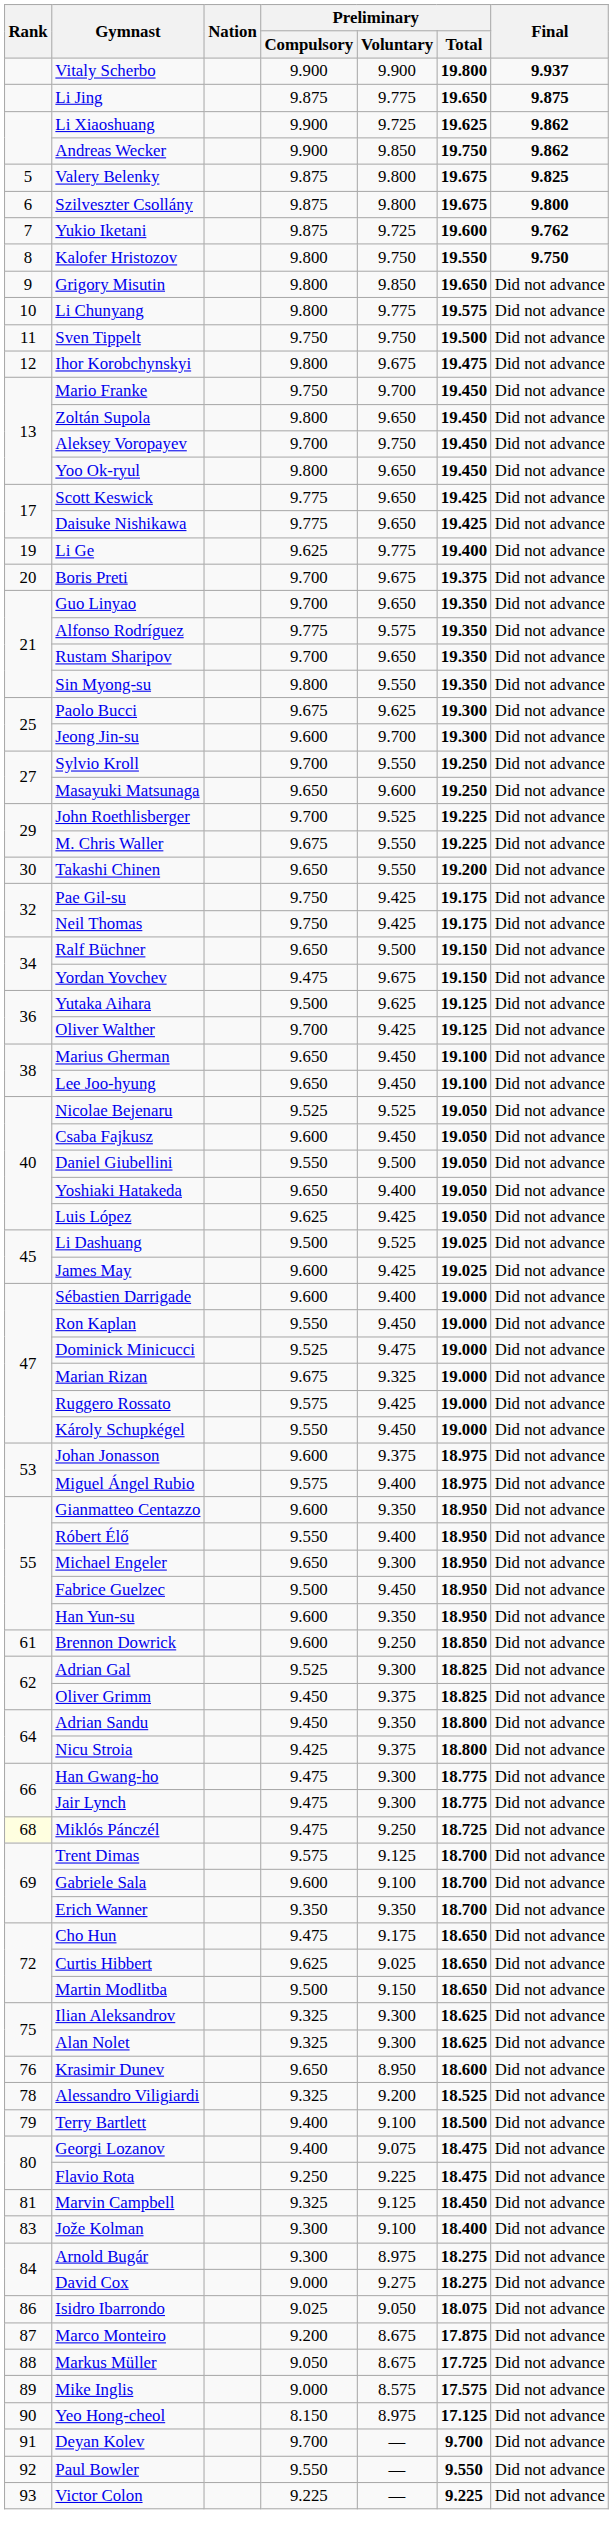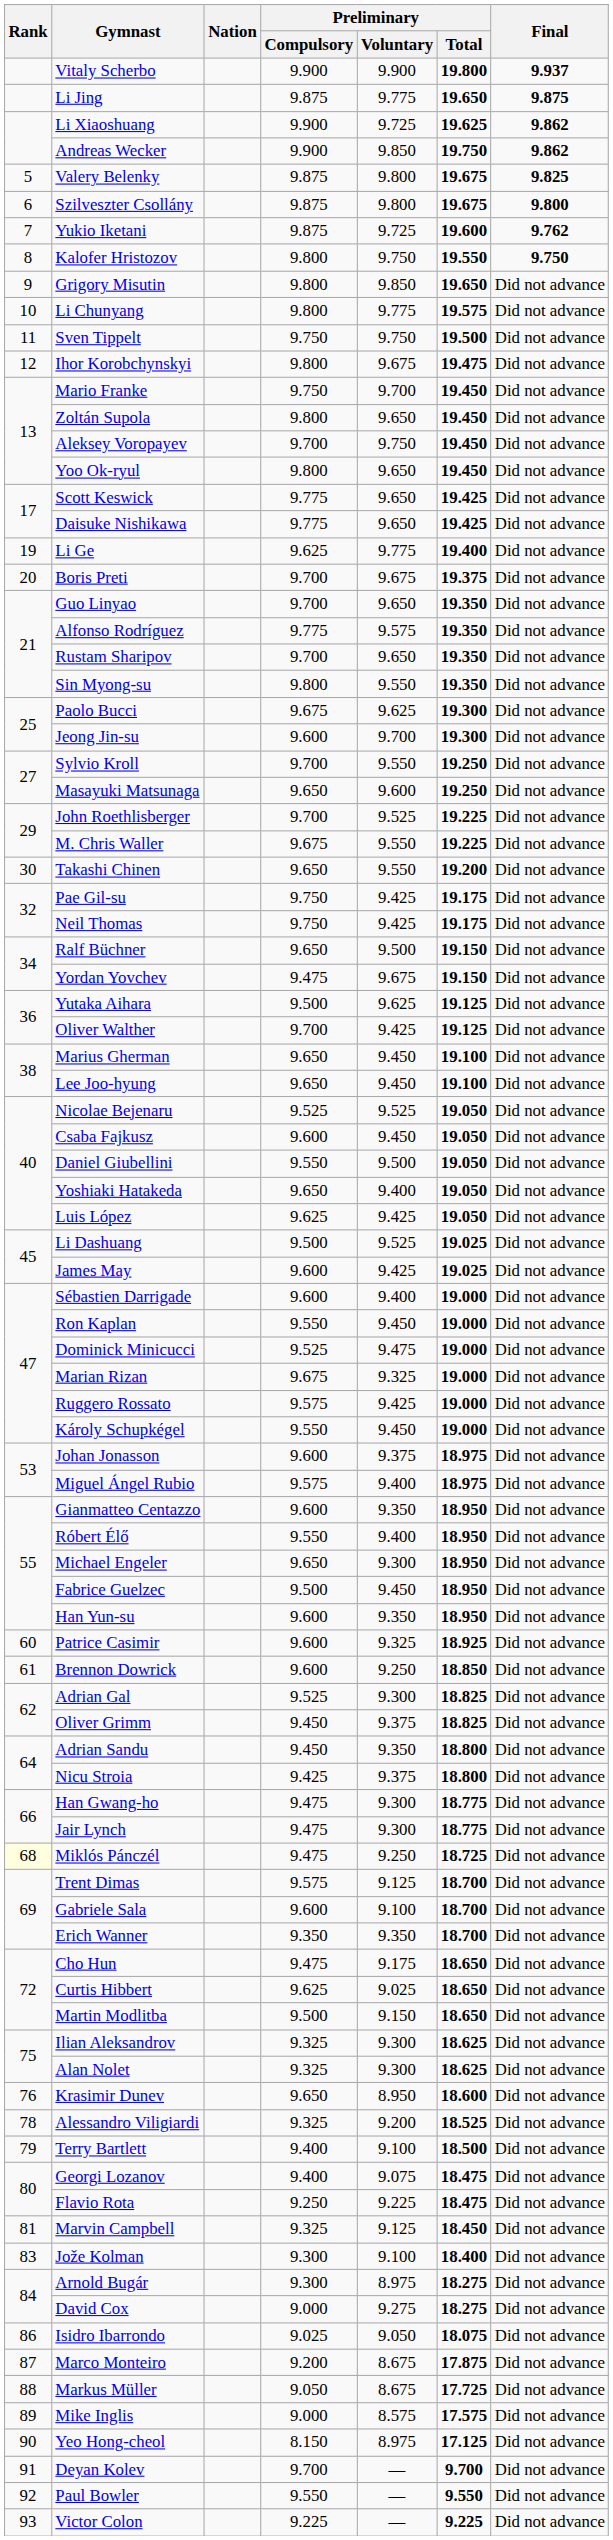+ row: (107, 1643)
